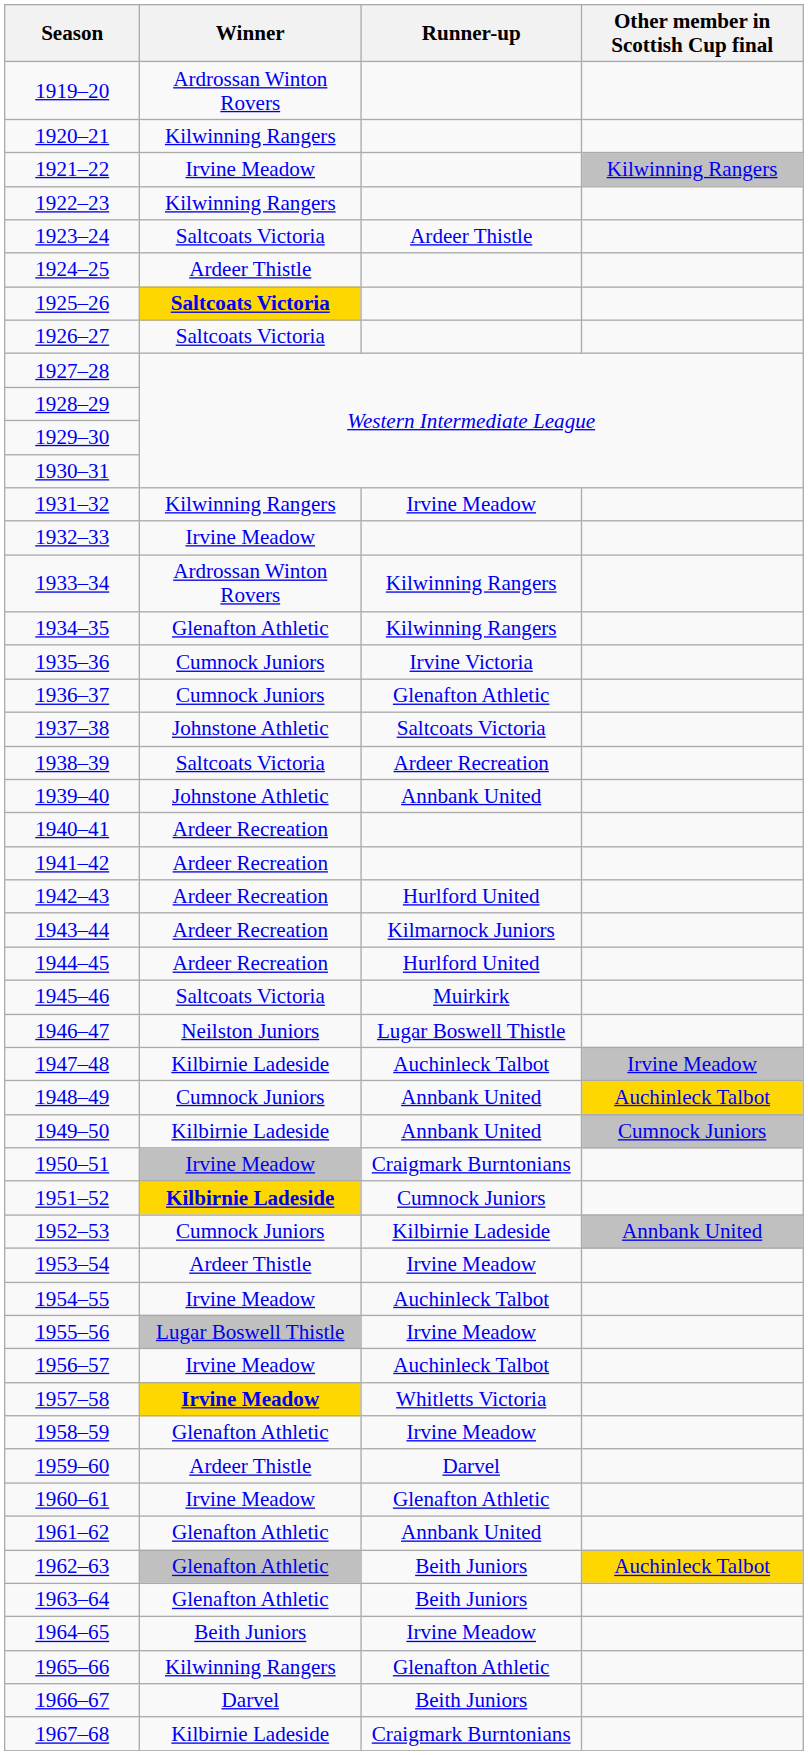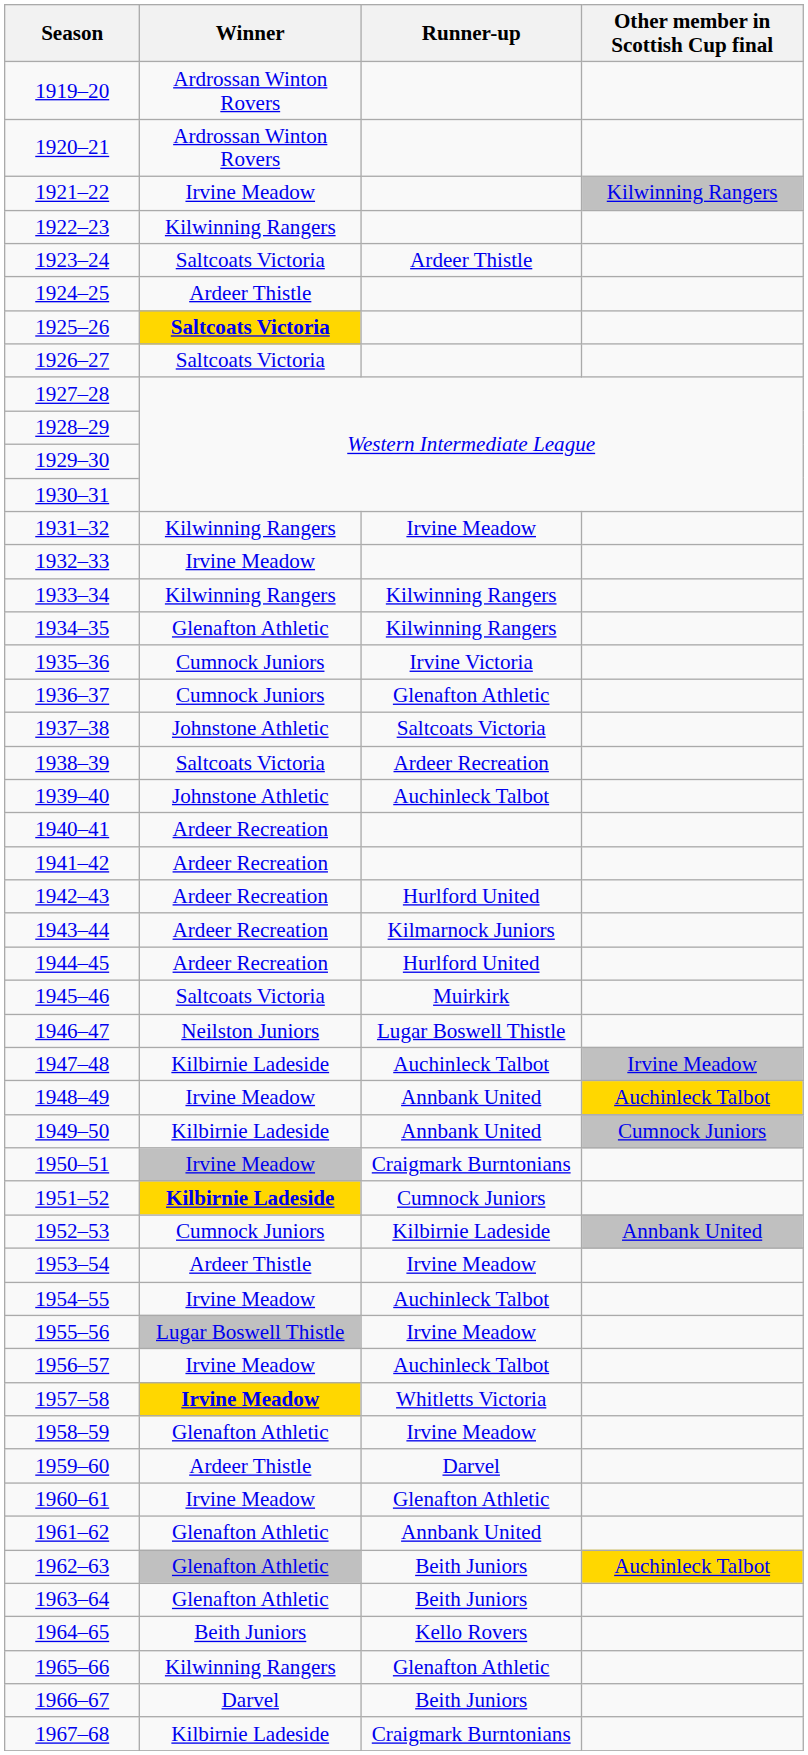(250, 135) Kilwinning Rangers -> (250, 147) Ardrossan Winton Rovers
(250, 583) Ardrossan Winton Rovers -> (250, 594) Kilwinning Rangers
(471, 795) Annbank United -> (471, 795) Auchinleck Talbot
(250, 1097) Cumnock Juniors -> (250, 1097) Irvine Meadow
(471, 1633) Irvine Meadow -> (471, 1633) Kello Rovers
